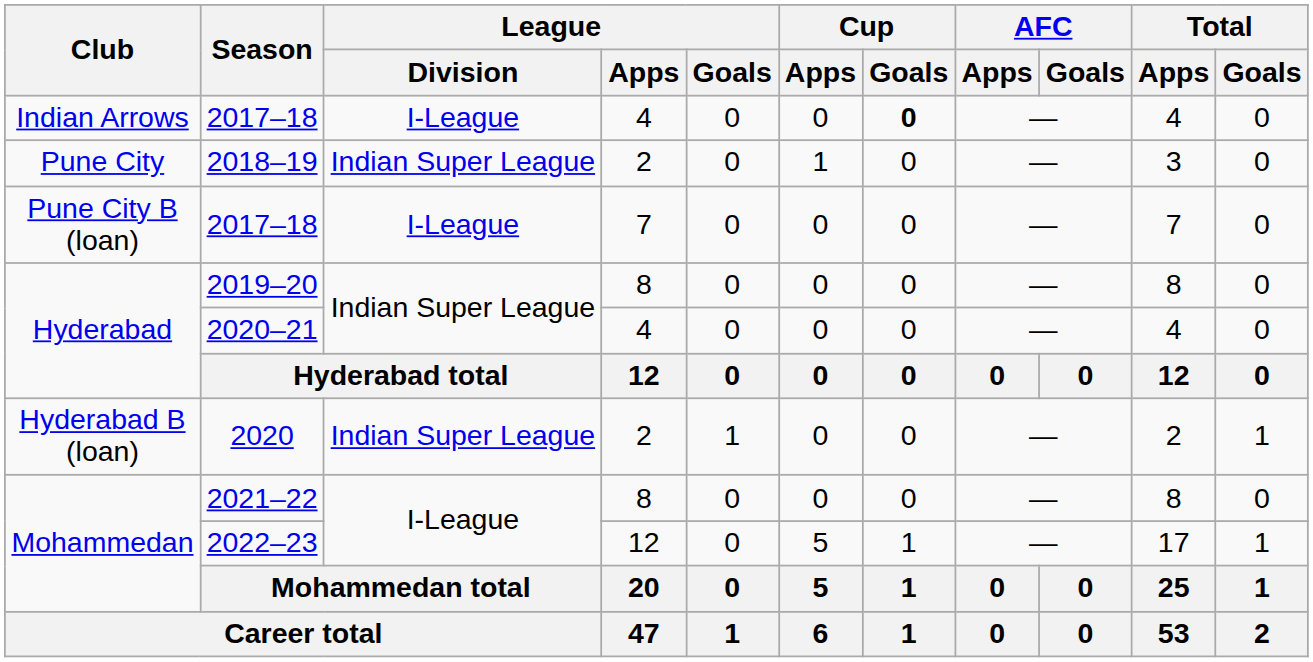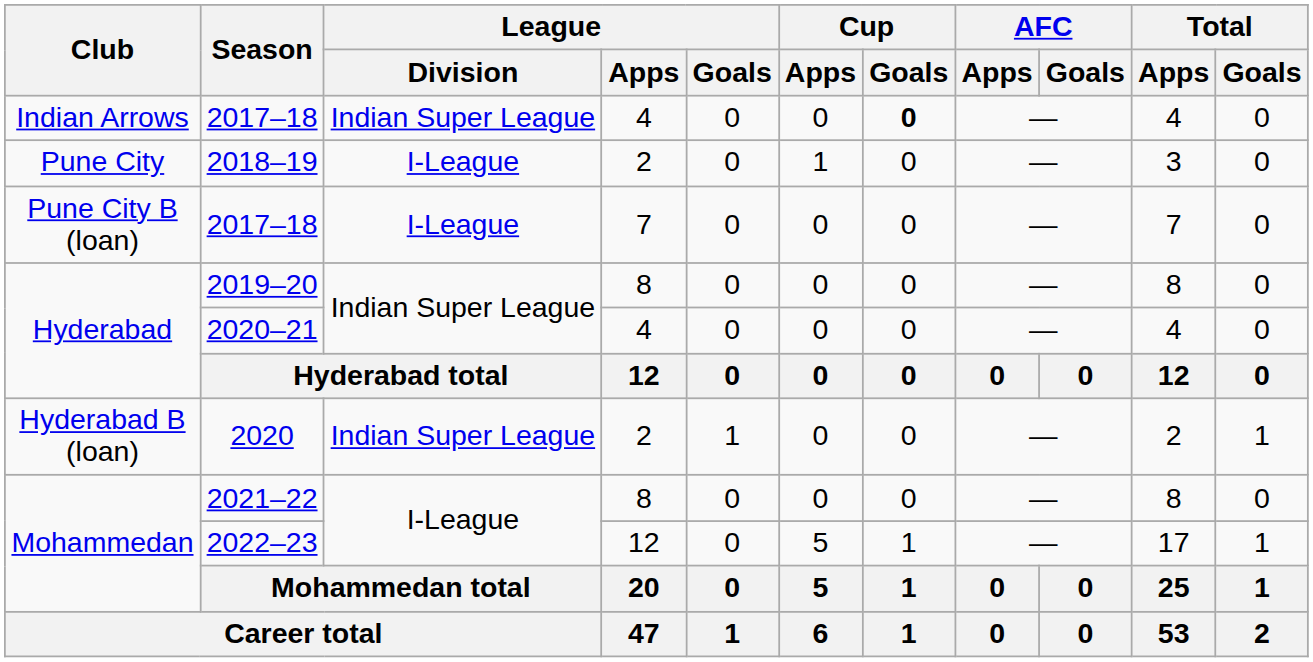(463, 117) I-League -> (463, 117) Indian Super League
(463, 162) Indian Super League -> (463, 162) I-League
